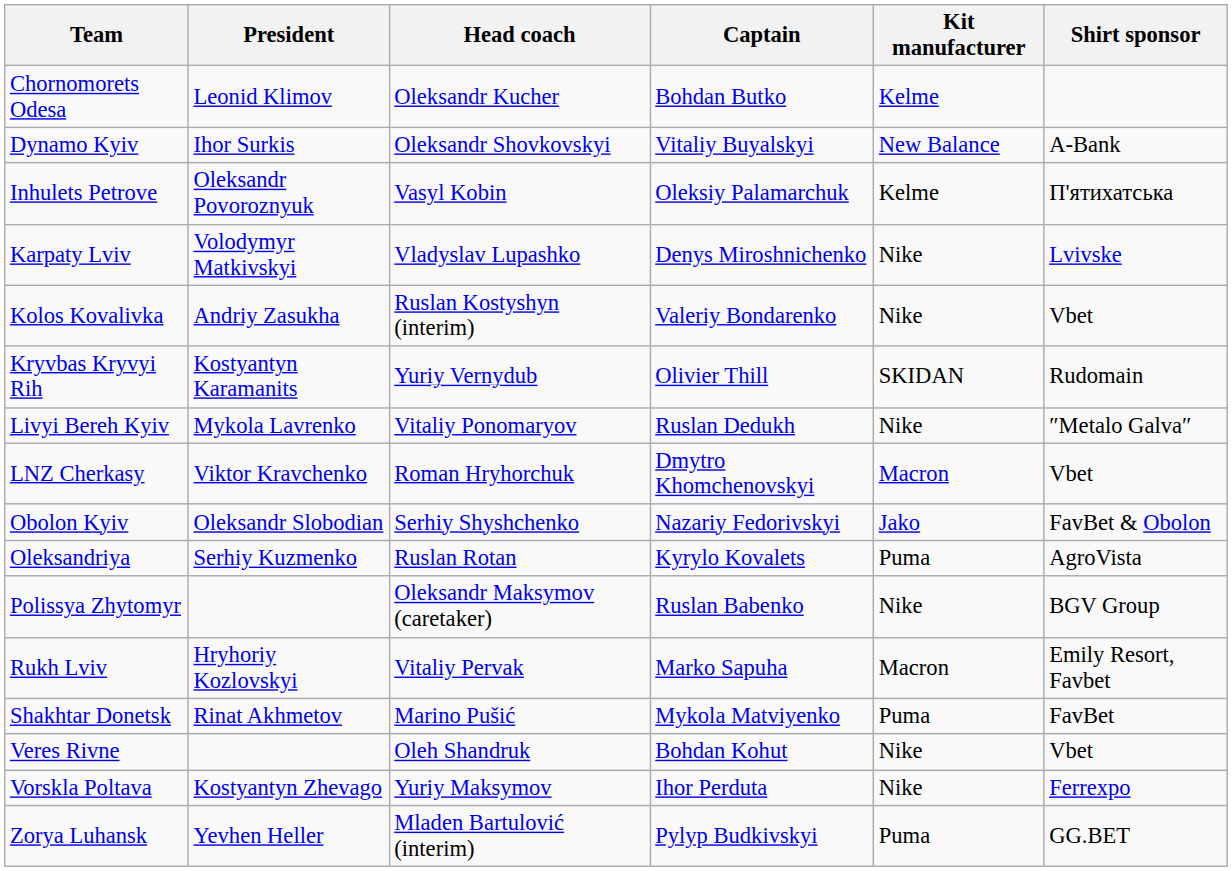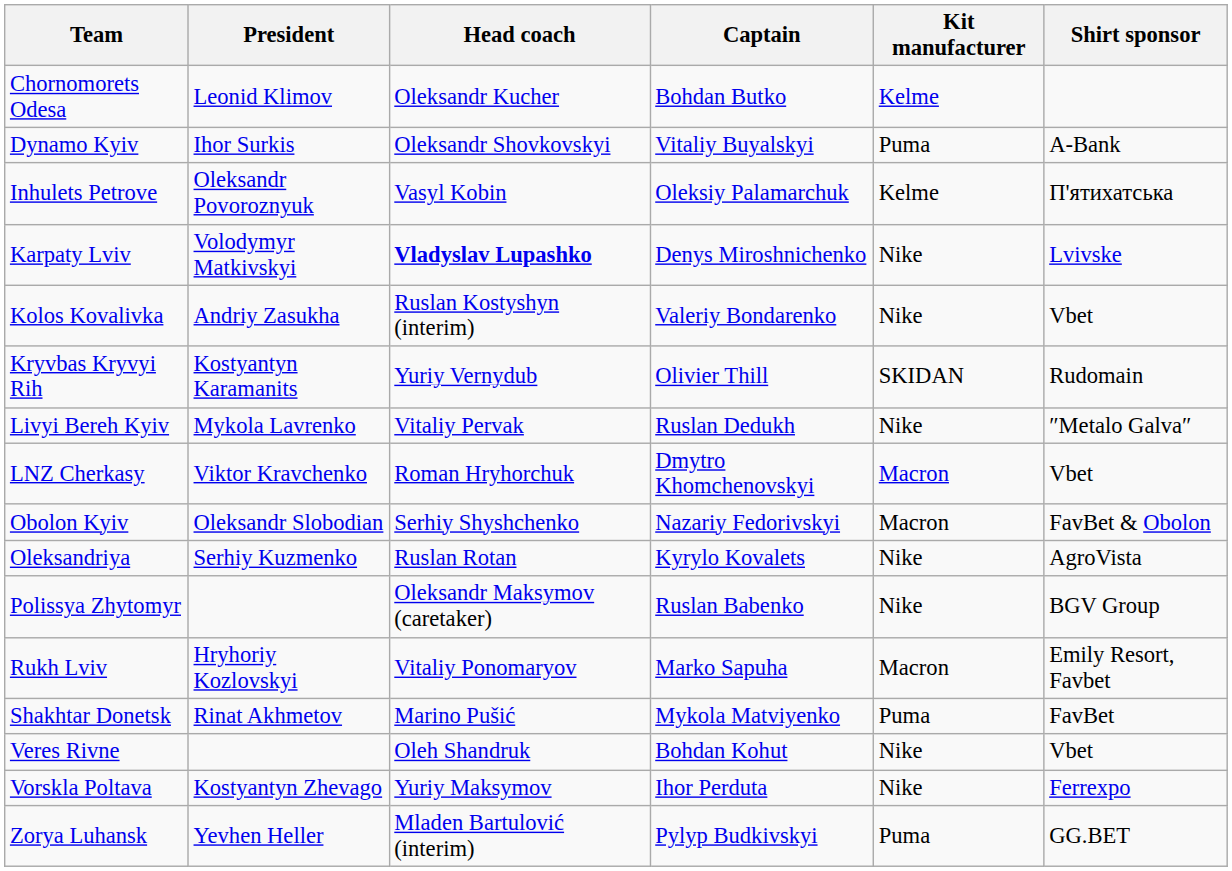(939, 144) New Balance -> (904, 144) Puma
(487, 254) normal -> (493, 254) bold
(485, 425) Vitaliy Ponomaryov -> (459, 425) Vitaliy Pervak
(899, 522) Jako -> (914, 522) Macron
(904, 557) Puma -> (901, 557) Nike
(459, 667) Vitaliy Pervak -> (485, 667) Vitaliy Ponomaryov
